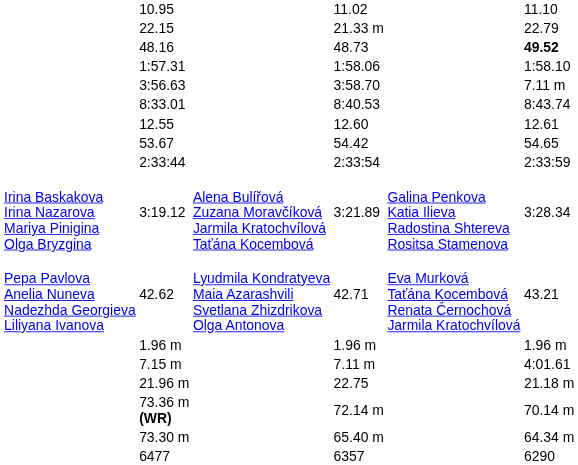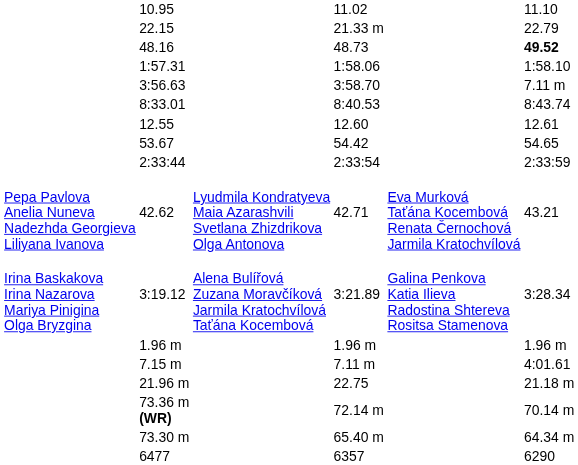rows swapped: (157, 294) <-> (162, 213)
